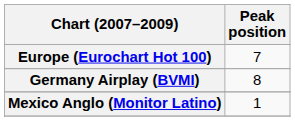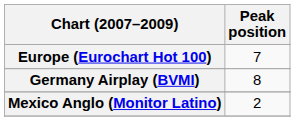(257, 103) 1 -> (257, 103) 2
